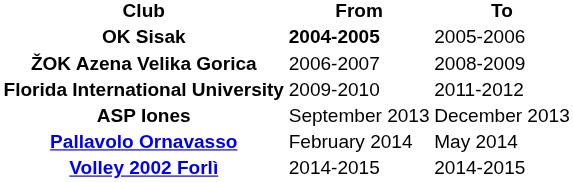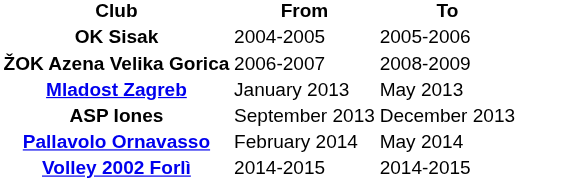(334, 37) bold -> (280, 37) normal
- row: (144, 89)
+ row: (116, 89)
